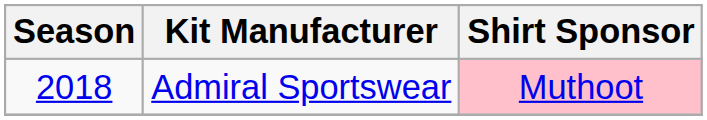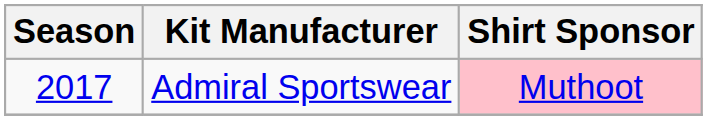(74, 86) 2018 -> (74, 86) 2017
